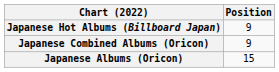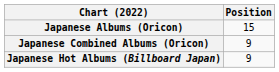rows swapped: (114, 59) <-> (114, 28)
